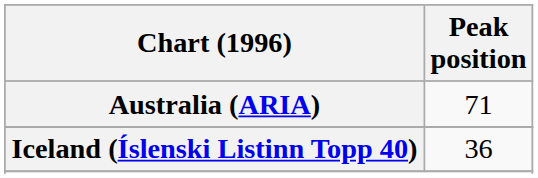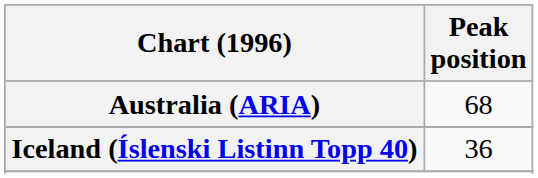(479, 103) 71 -> (479, 103) 68
